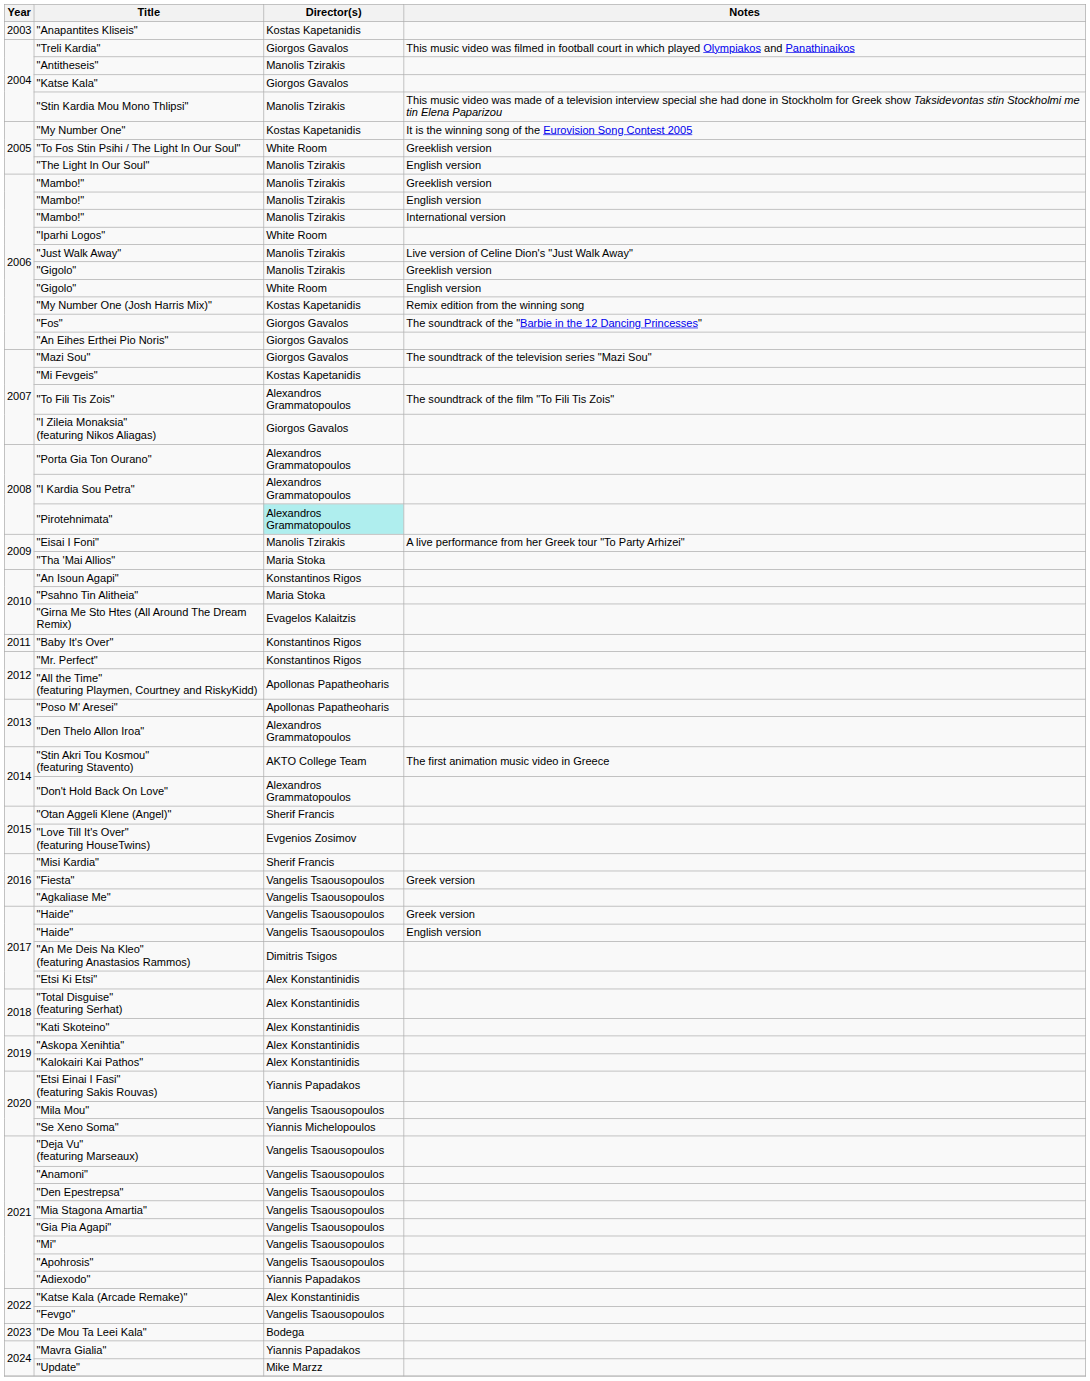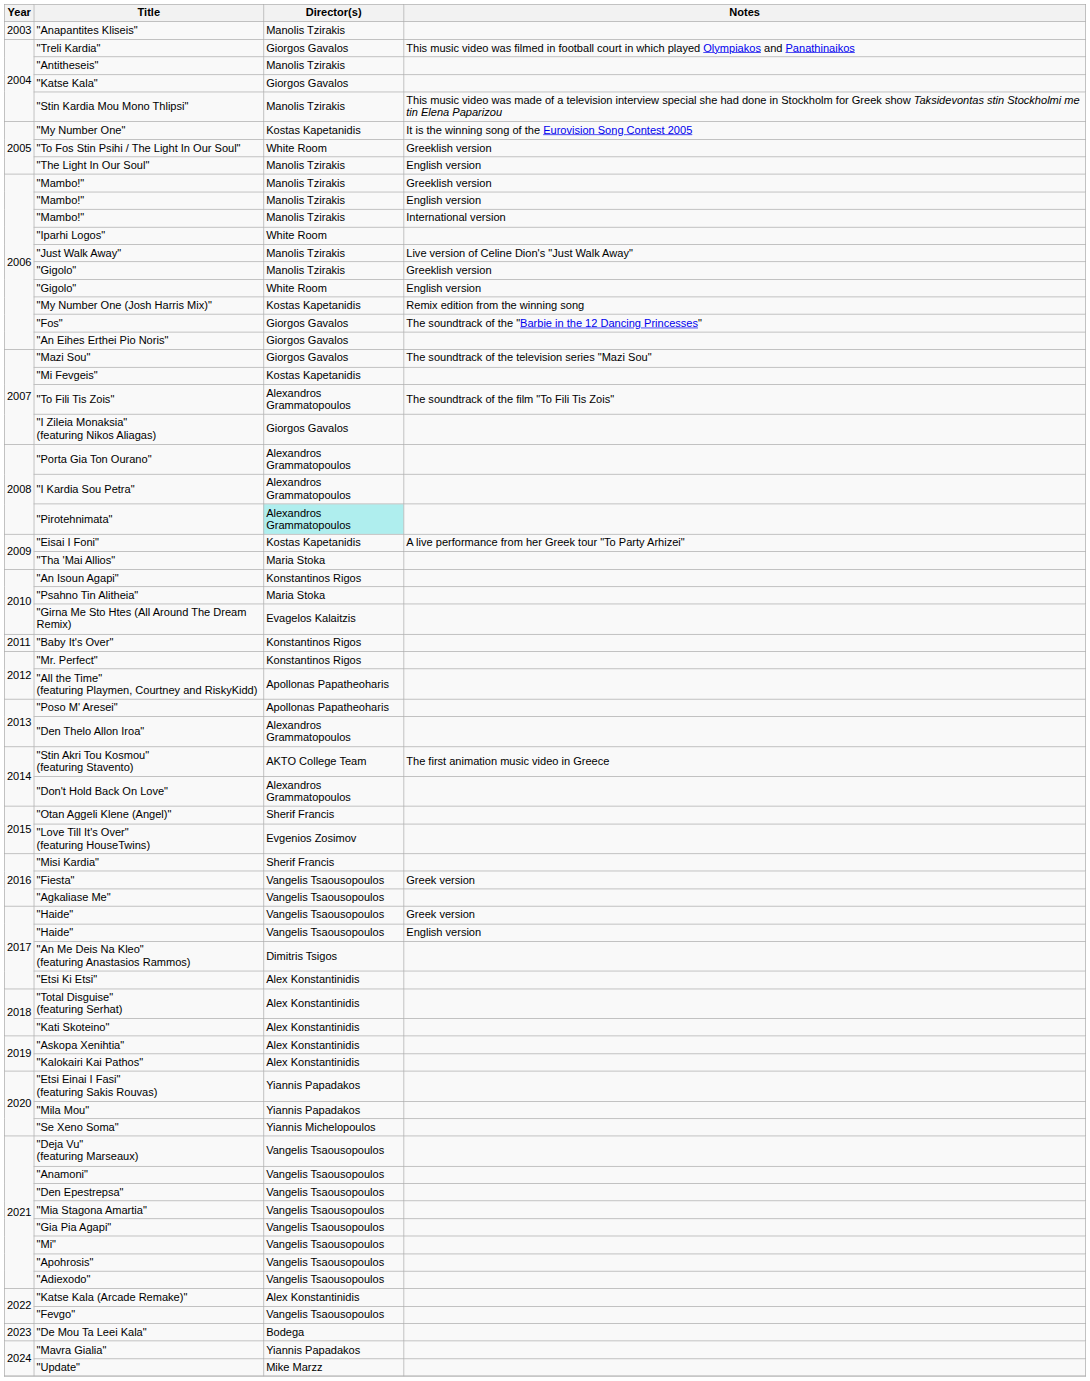(313, 30) Kostas Kapetanidis -> (306, 30) Manolis Tzirakis
(306, 543) Manolis Tzirakis -> (313, 543) Kostas Kapetanidis
(325, 1110) Vangelis Tsaousopoulos -> (313, 1110) Yiannis Papadakos
(313, 1280) Yiannis Papadakos -> (325, 1280) Vangelis Tsaousopoulos
